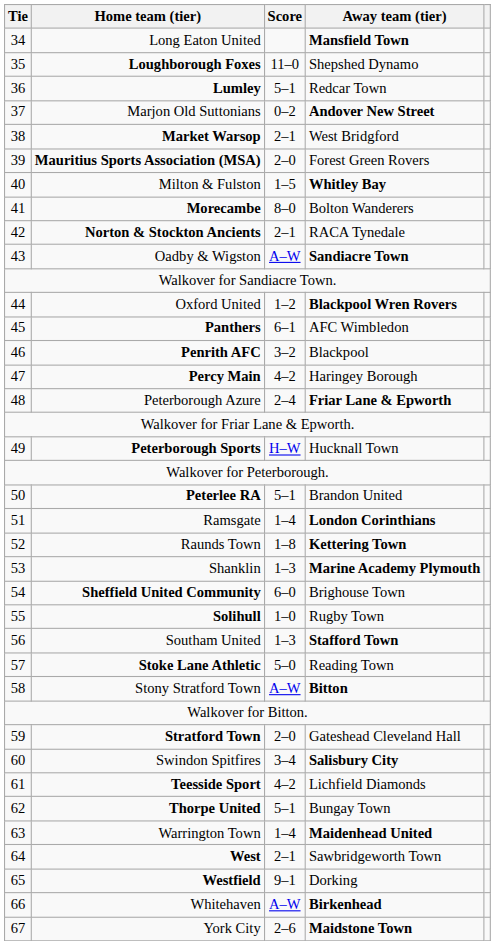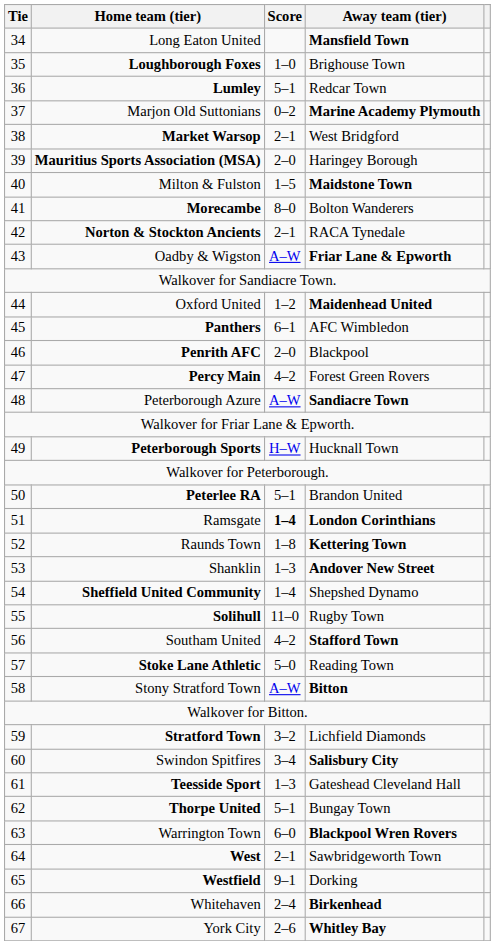(285, 64) 11–0 -> (285, 64) 1–0
(364, 64) Shepshed Dynamo -> (357, 64) Brighouse Town
(372, 112) Andover New Street -> (395, 112) Marine Academy Plymouth
(369, 160) Forest Green Rovers -> (363, 160) Haringey Borough
(348, 184) Whitley Bay -> (360, 184) Maidstone Town
(359, 256) Sandiacre Town -> (380, 256) Friar Lane & Epworth
(383, 304) Blackpool Wren Rovers -> (371, 304) Maidenhead United
(285, 352) 3–2 -> (285, 352) 2–0
(363, 376) Haringey Borough -> (369, 376) Forest Green Rovers
(285, 400) 2–4 -> (285, 400) A–W
(380, 400) Friar Lane & Epworth -> (359, 400) Sandiacre Town
(285, 520) normal -> (285, 520) bold
(395, 568) Marine Academy Plymouth -> (372, 568) Andover New Street
(285, 592) 6–0 -> (285, 592) 1–4
(357, 592) Brighouse Town -> (364, 592) Shepshed Dynamo
(285, 616) 1–0 -> (285, 616) 11–0
(285, 640) 1–3 -> (285, 640) 4–2
(285, 736) 2–0 -> (285, 736) 3–2
(385, 736) Gateshead Cleveland Hall -> (367, 736) Lichfield Diamonds
(285, 784) 4–2 -> (285, 784) 1–3
(367, 784) Lichfield Diamonds -> (385, 784) Gateshead Cleveland Hall
(285, 832) 1–4 -> (285, 832) 6–0
(371, 832) Maidenhead United -> (383, 832) Blackpool Wren Rovers
(285, 904) A–W -> (285, 904) 2–4
(360, 928) Maidstone Town -> (348, 928) Whitley Bay
